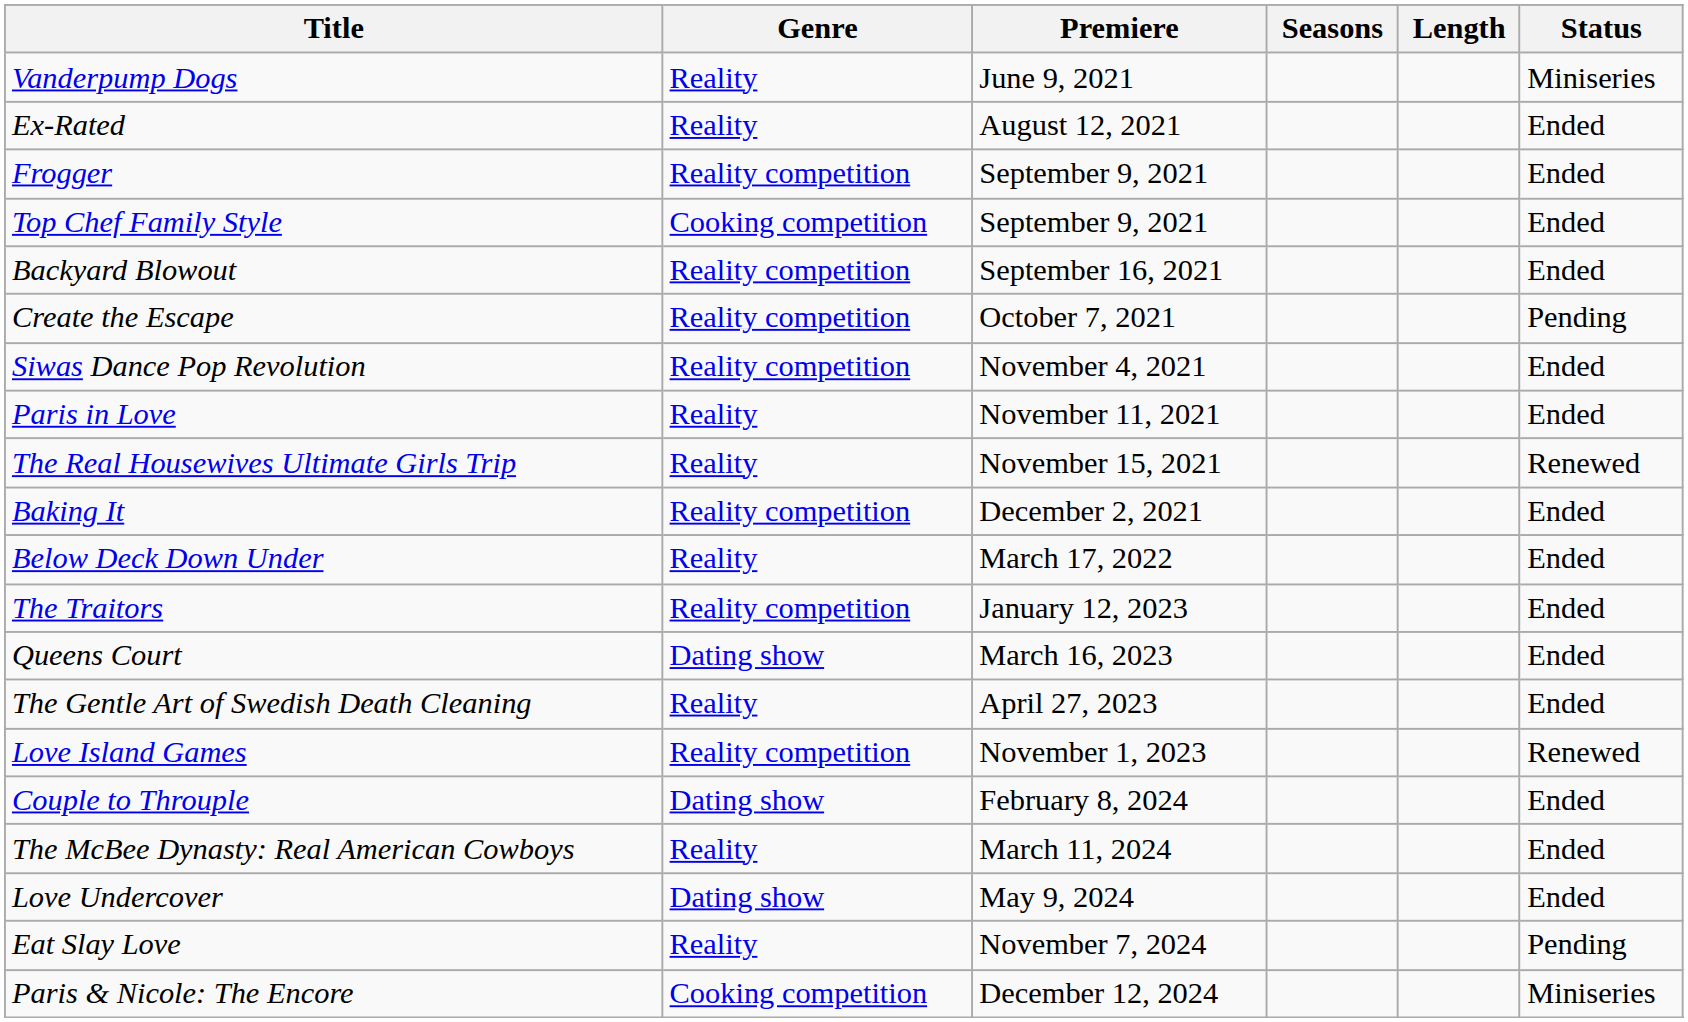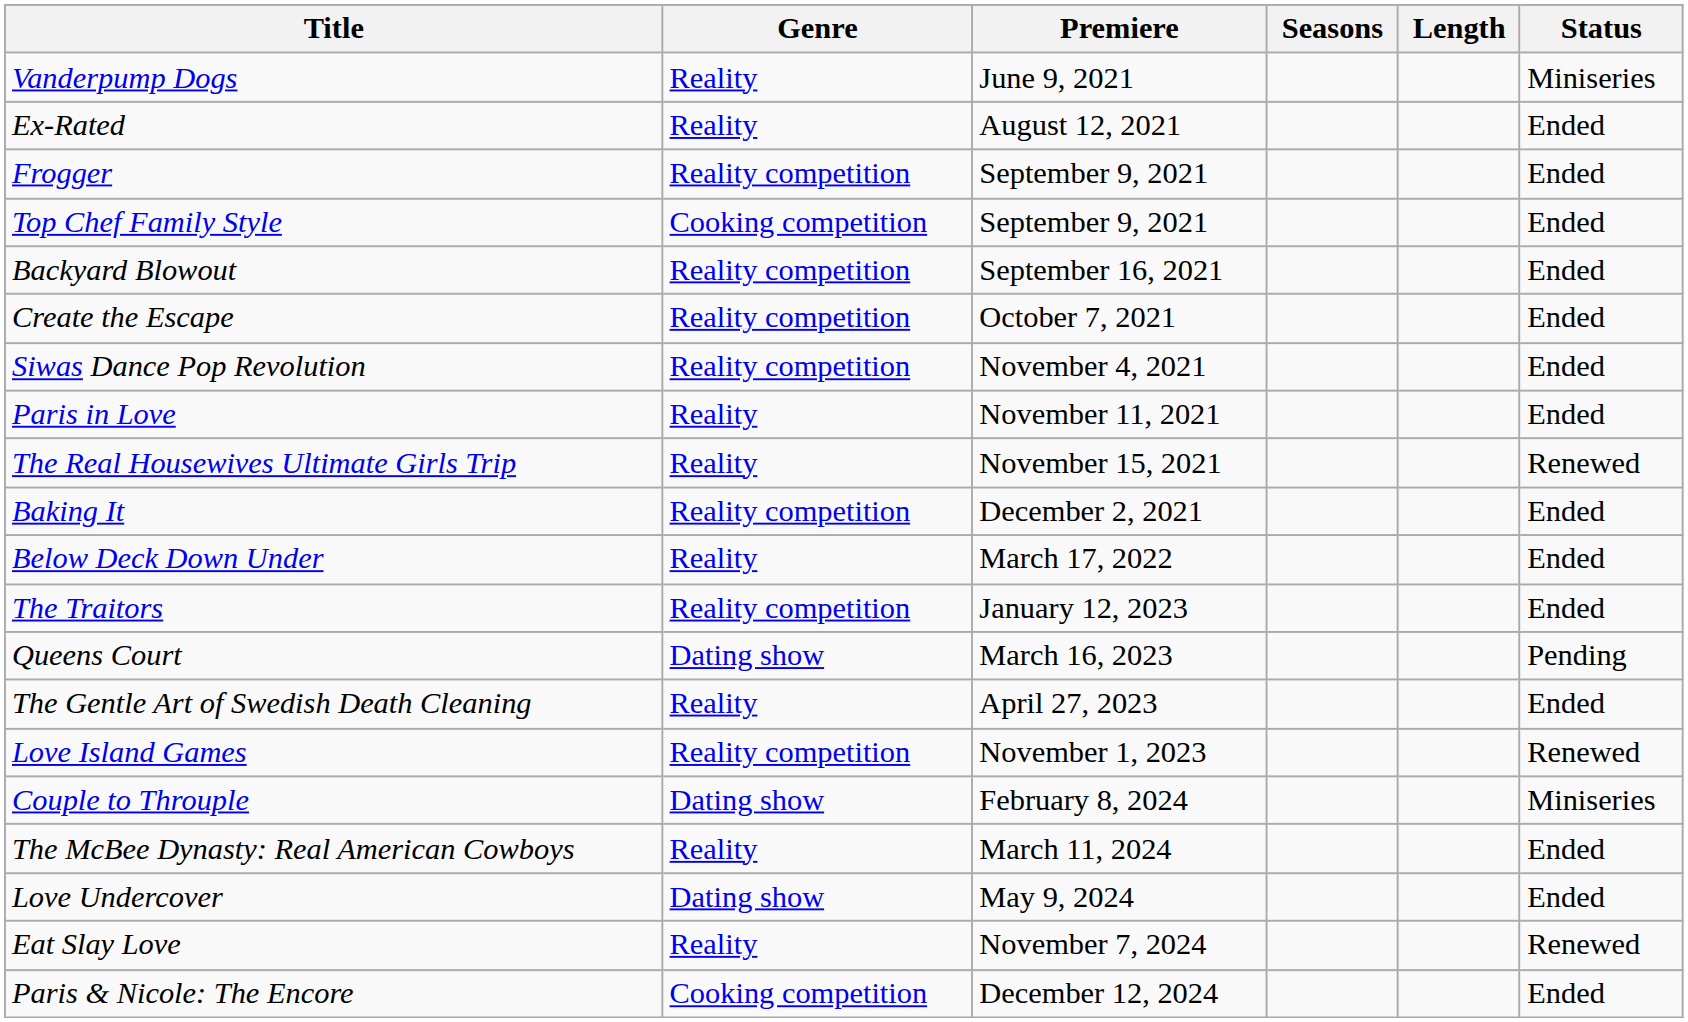(1577, 317) Pending -> (1566, 317) Ended
(1566, 655) Ended -> (1577, 655) Pending
(1566, 800) Ended -> (1591, 800) Miniseries
(1577, 944) Pending -> (1584, 944) Renewed
(1591, 992) Miniseries -> (1566, 992) Ended
